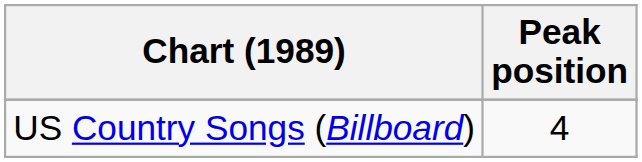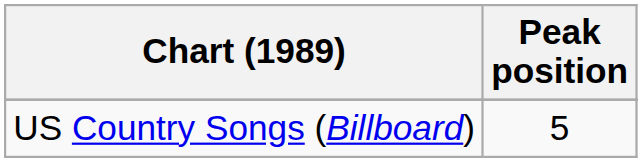(560, 127) 4 -> (560, 127) 5
